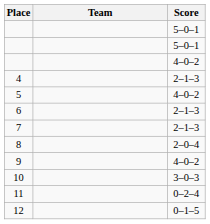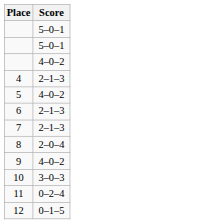- column: (100, 12)
